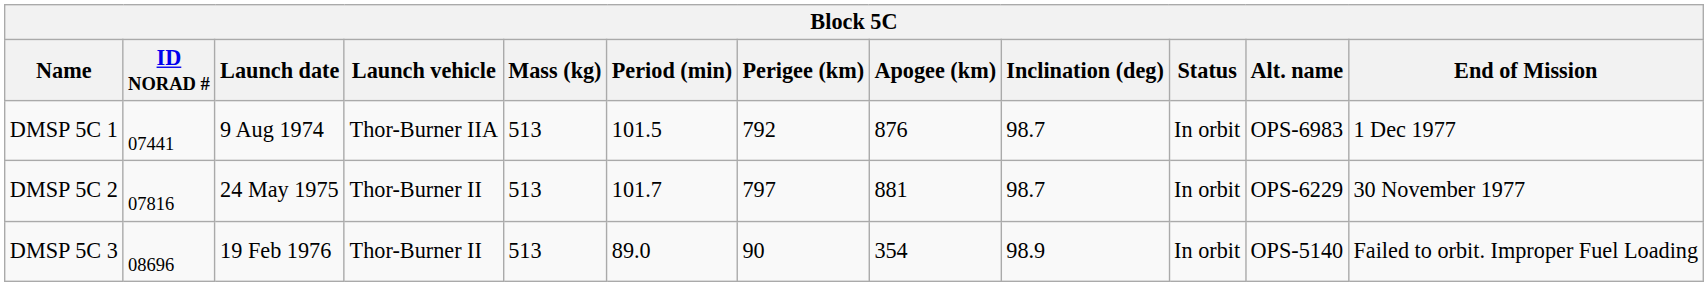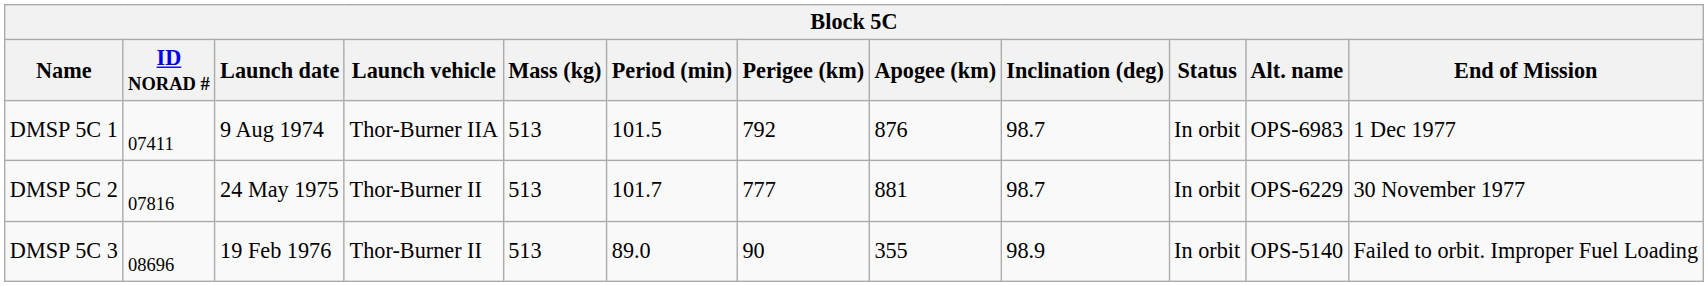(151, 144) 07441 -> (151, 144) 07411
(759, 190) 797 -> (759, 190) 777
(891, 250) 354 -> (891, 250) 355
